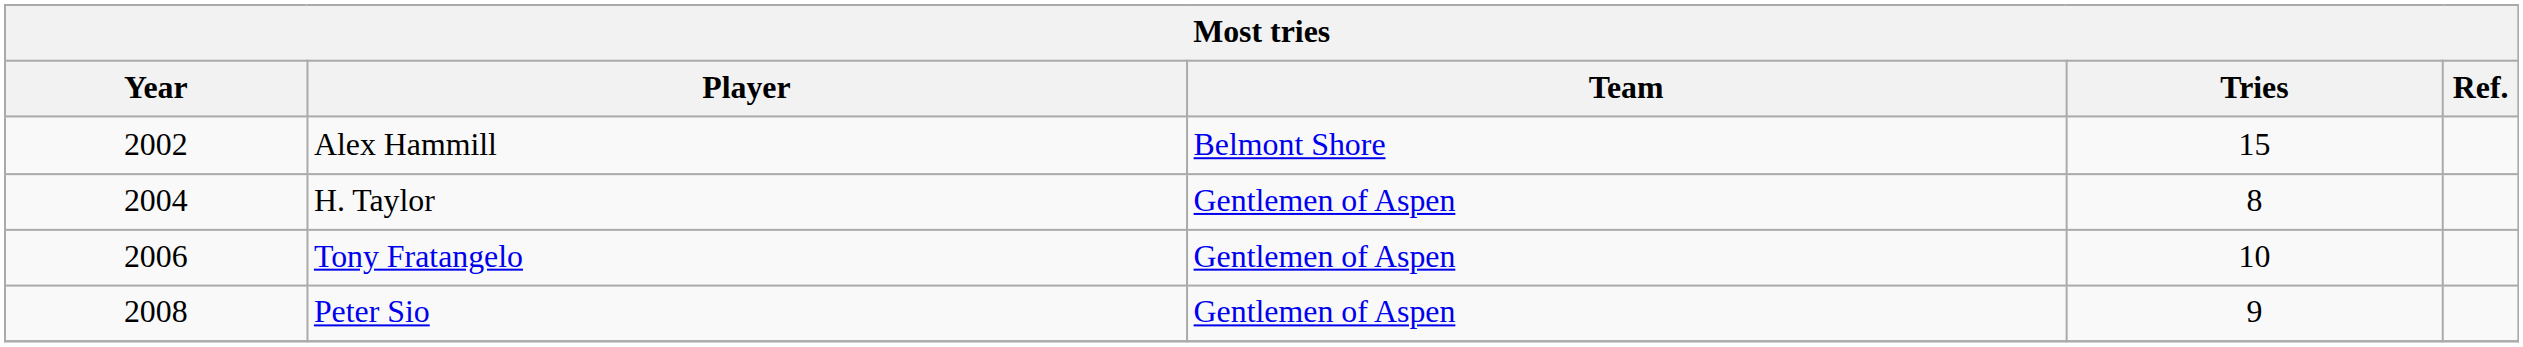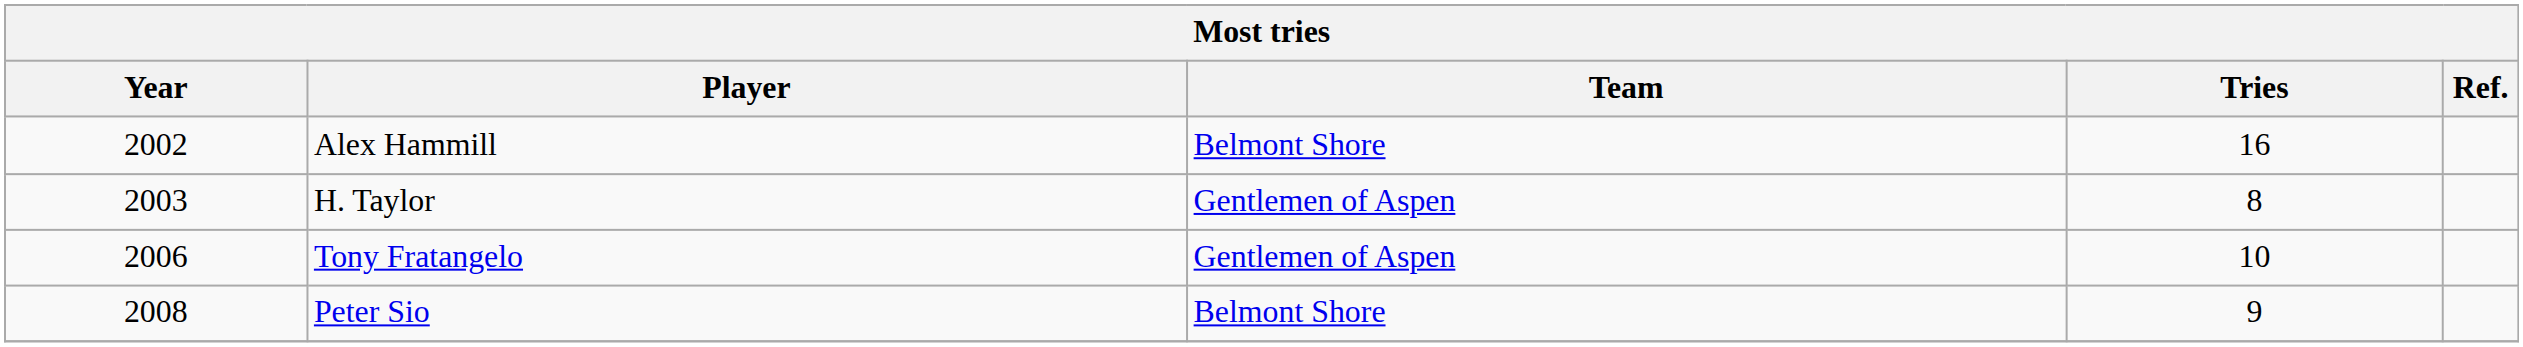(2254, 143) 15 -> (2254, 143) 16
(156, 199) 2004 -> (156, 199) 2003
(1324, 312) Gentlemen of Aspen -> (1290, 312) Belmont Shore
